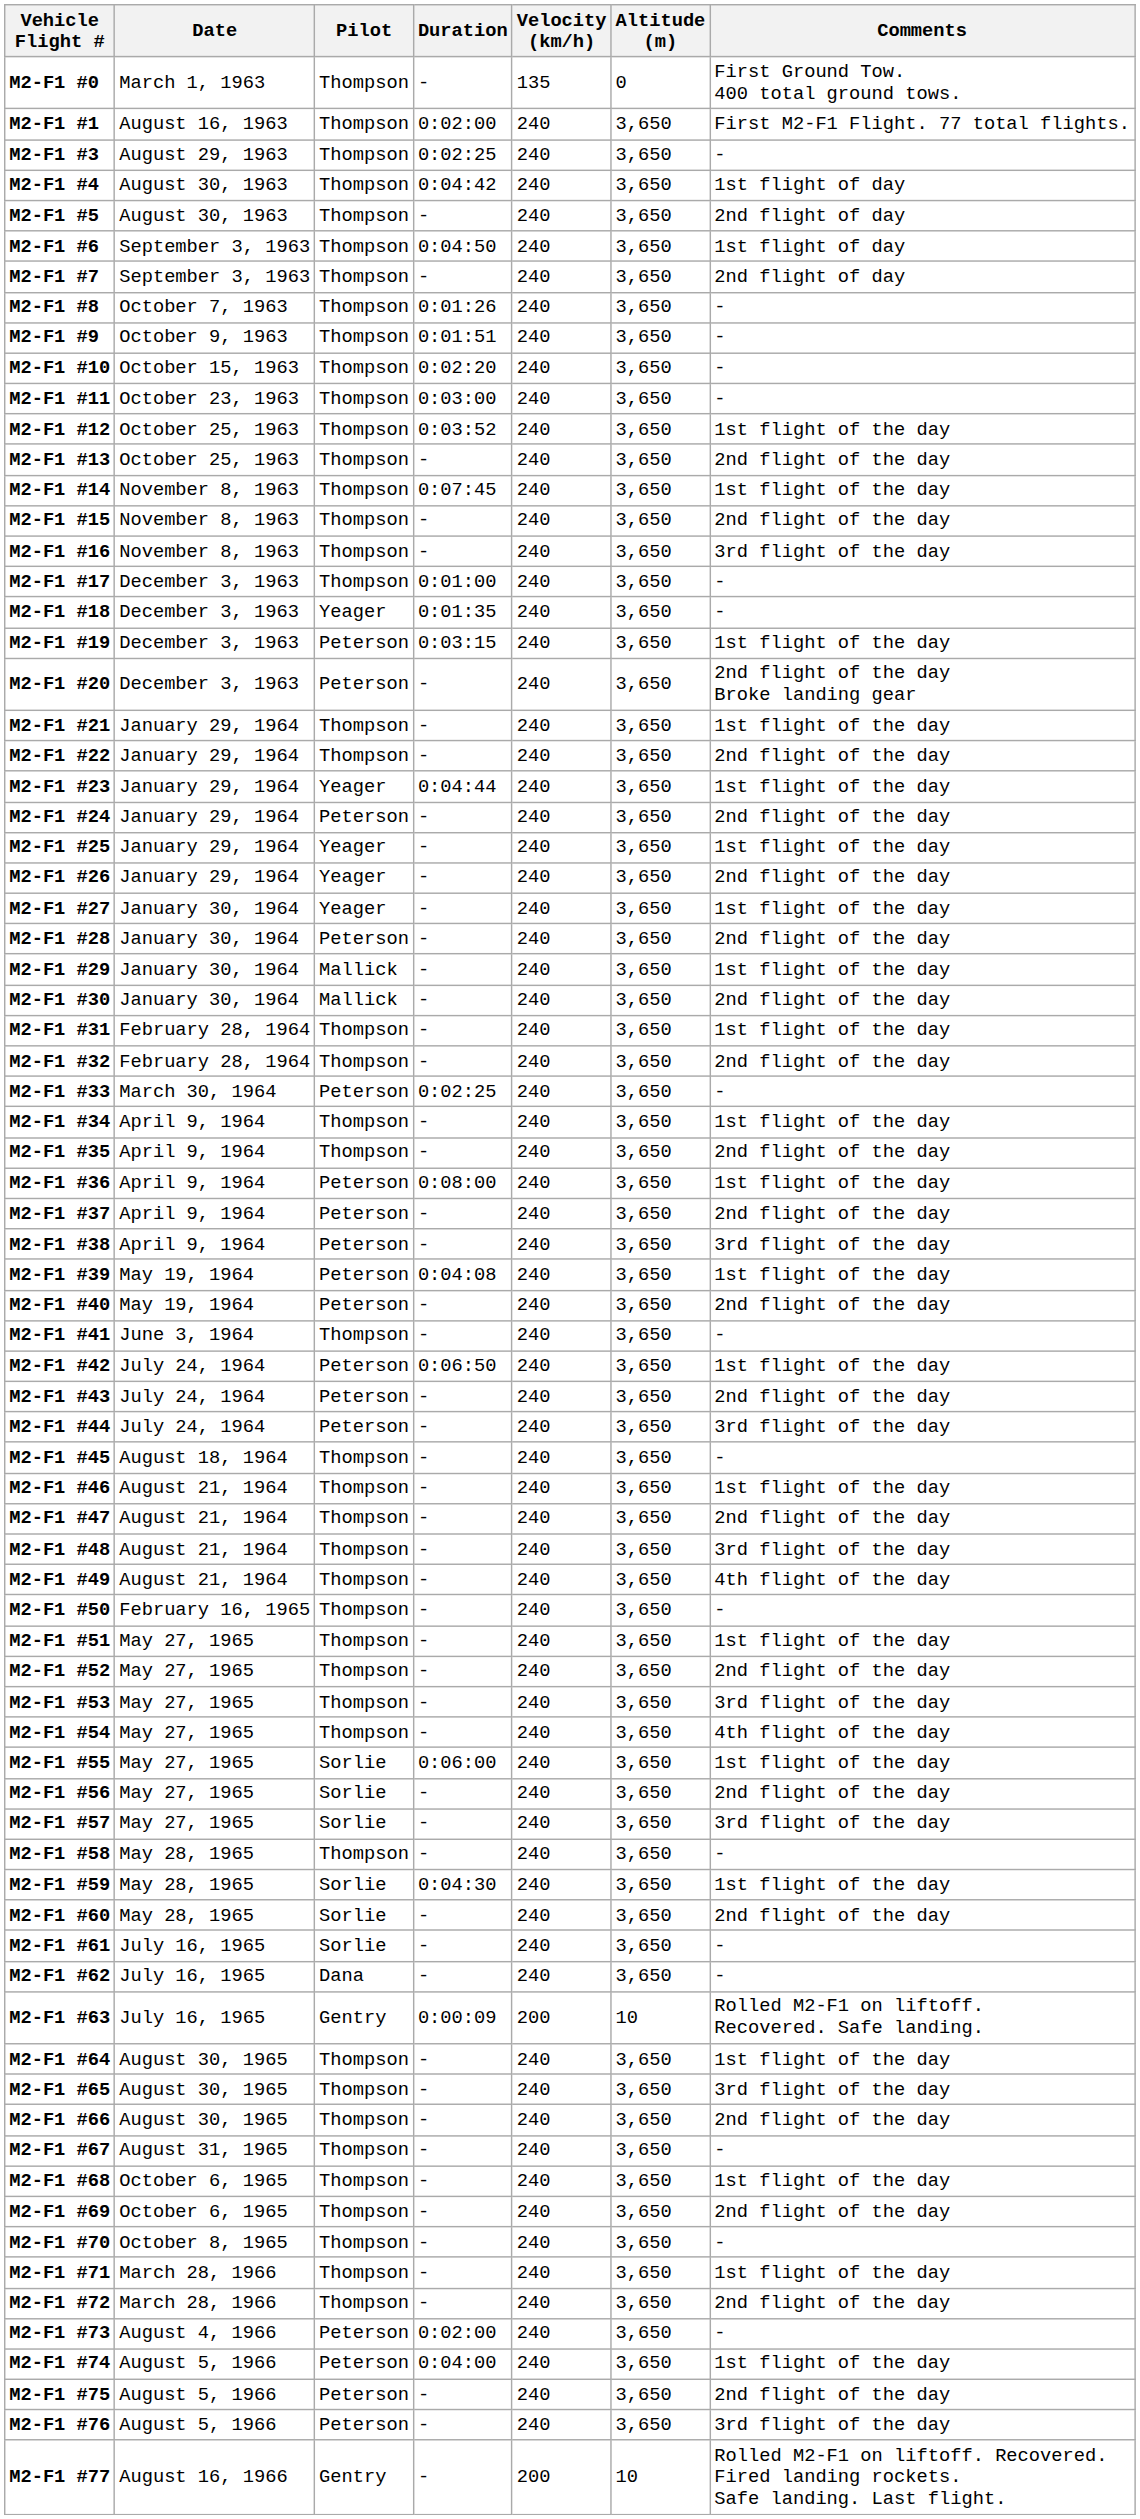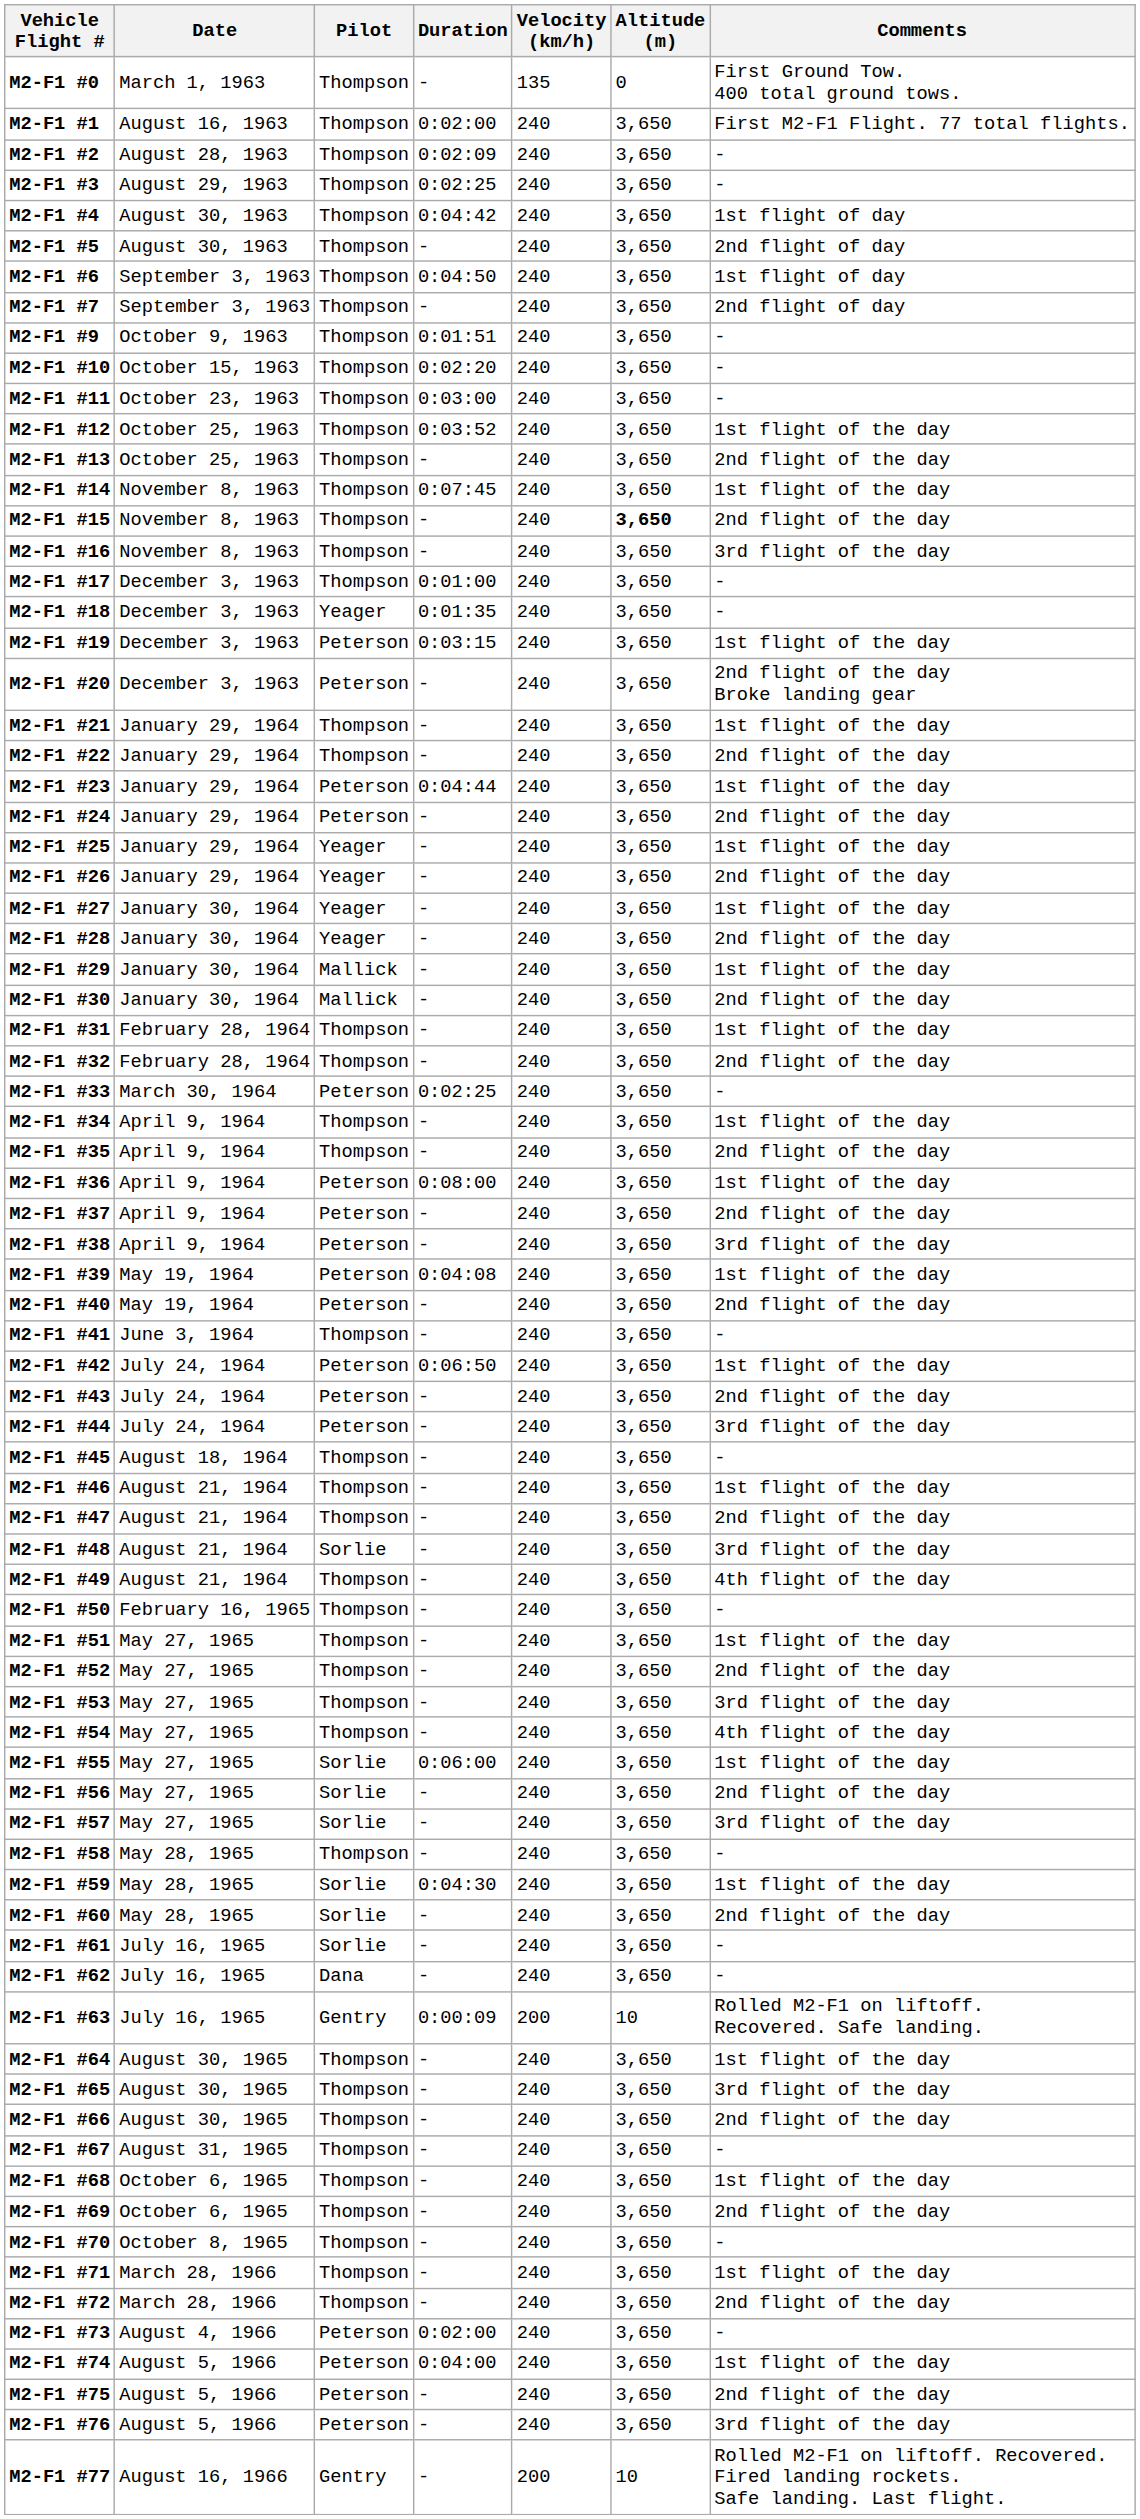+ row: (54, 155)
- row: (54, 307)
(644, 521) normal -> (644, 521) bold
(353, 787) Yeager -> (364, 787) Peterson
(364, 939) Peterson -> (353, 939) Yeager
(364, 1549) Thompson -> (353, 1549) Sorlie
